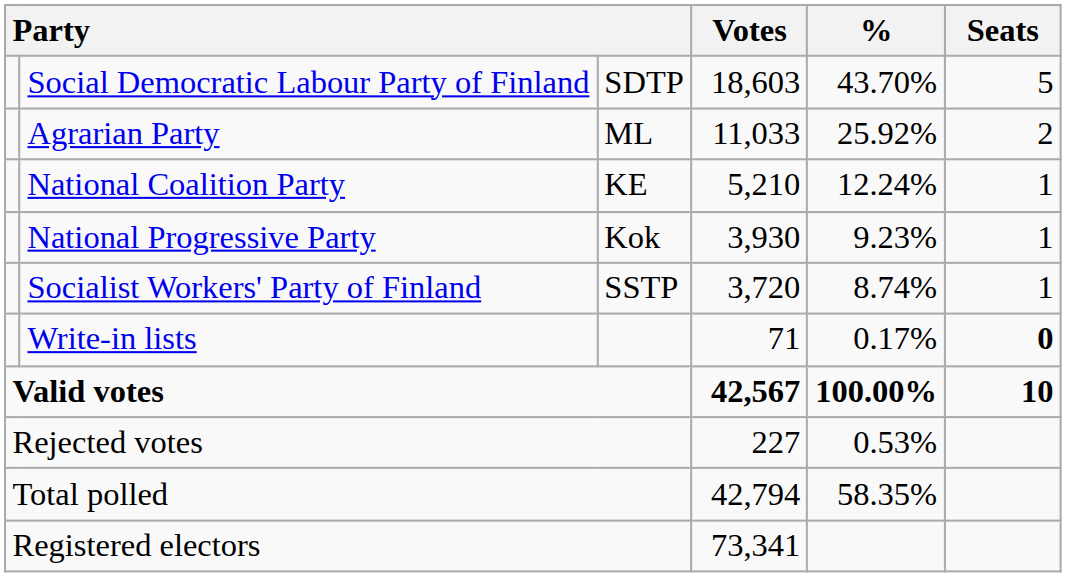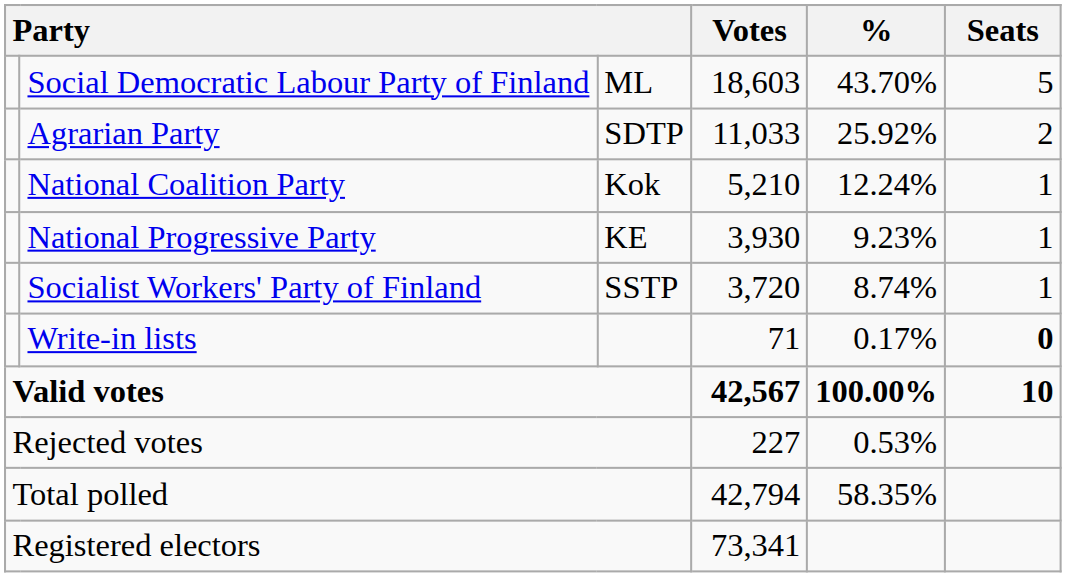(644, 81) SDTP -> (629, 81) ML
(629, 133) ML -> (644, 133) SDTP
(626, 184) KE -> (632, 184) Kok
(632, 236) Kok -> (626, 236) KE
